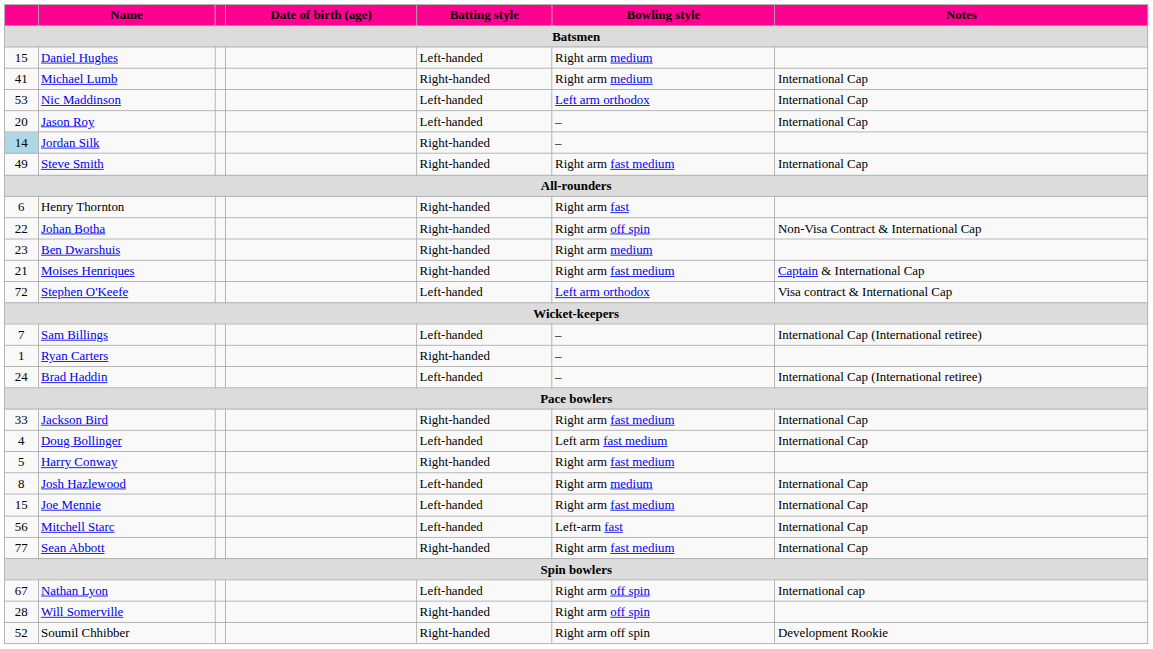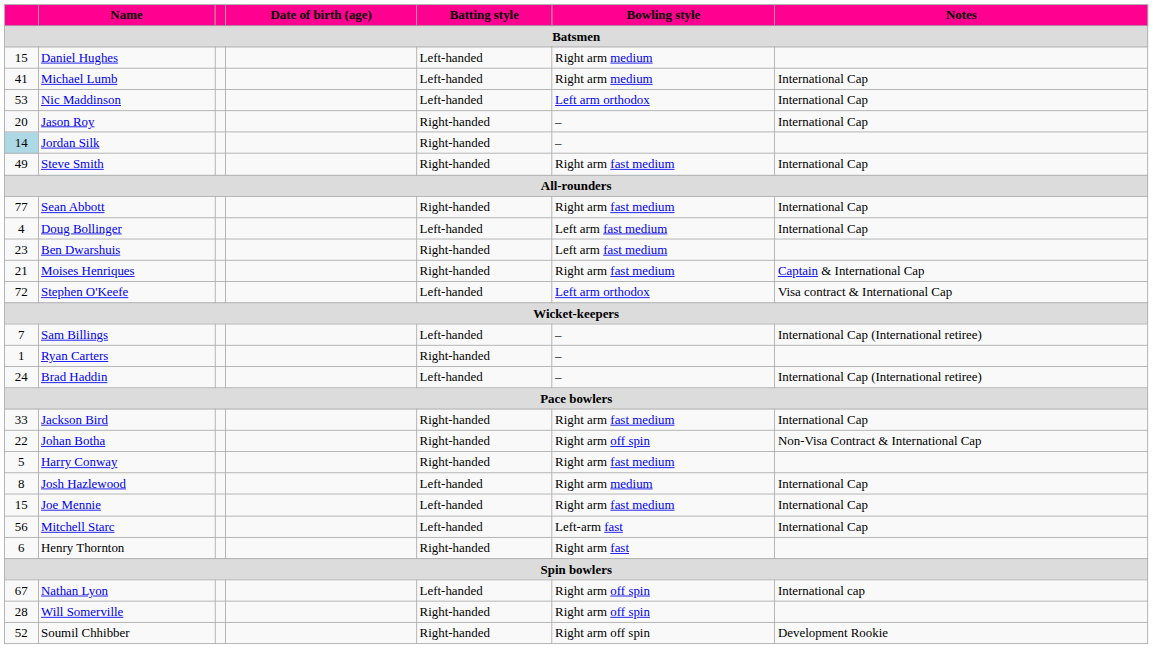(455, 79) Right-handed -> (451, 79) Left-handed
(451, 121) Left-handed -> (455, 121) Right-handed
rows swapped: (73, 547) <-> (83, 207)
rows swapped: (73, 228) <-> (81, 441)
(604, 249) Right arm medium -> (611, 249) Left arm fast medium
